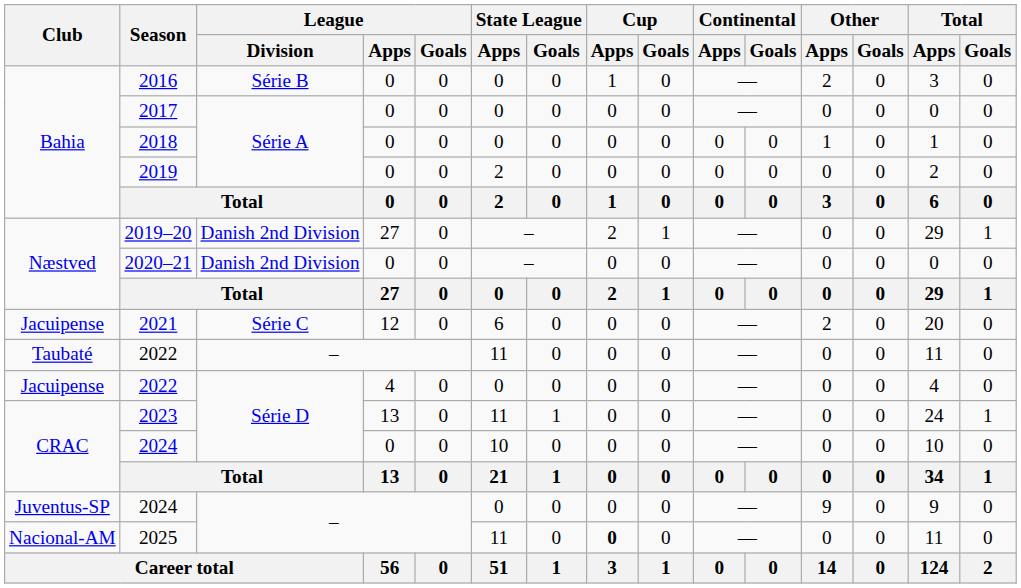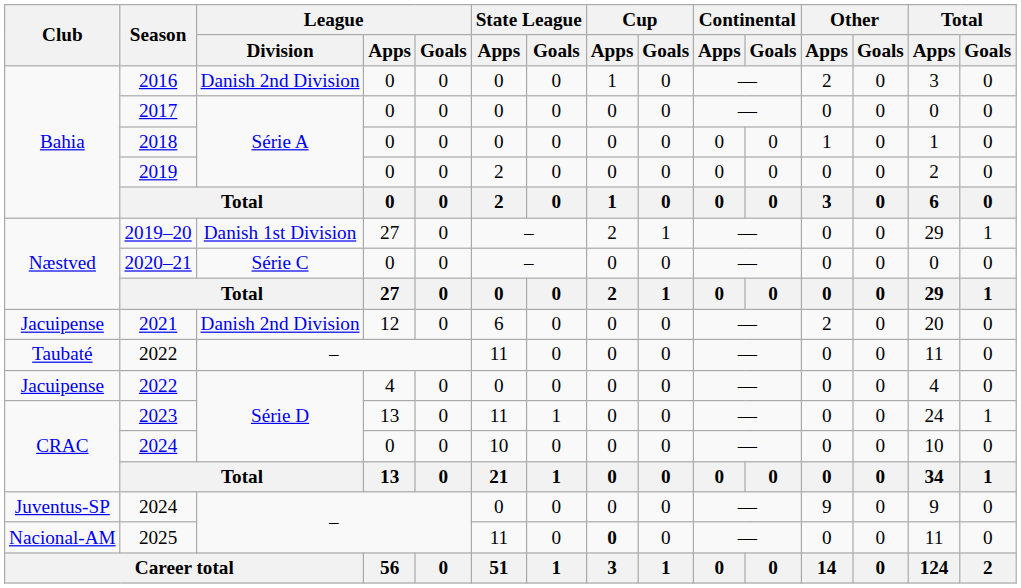(280, 80) Série B -> (280, 80) Danish 2nd Division
(280, 232) Danish 2nd Division -> (280, 232) Danish 1st Division
(280, 263) Danish 2nd Division -> (280, 263) Série C
(280, 324) Série C -> (280, 324) Danish 2nd Division
